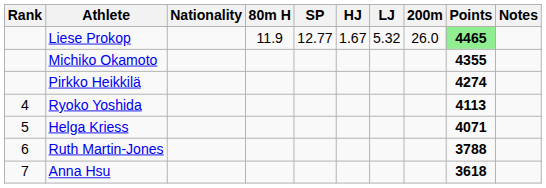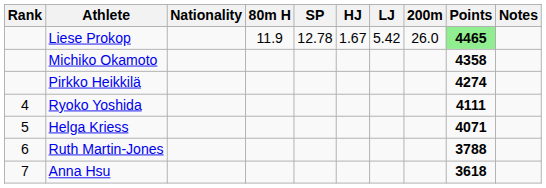(315, 37) 12.77 -> (315, 37) 12.78
(387, 37) 5.32 -> (387, 37) 5.42
(471, 60) 4355 -> (471, 60) 4358
(471, 104) 4113 -> (471, 104) 4111
